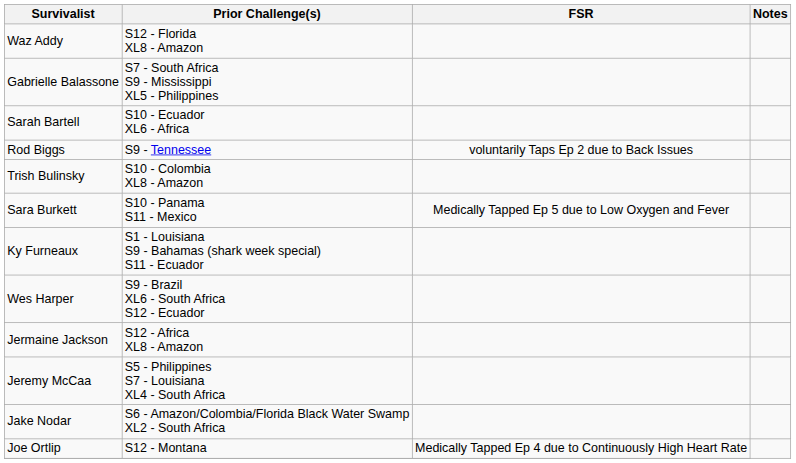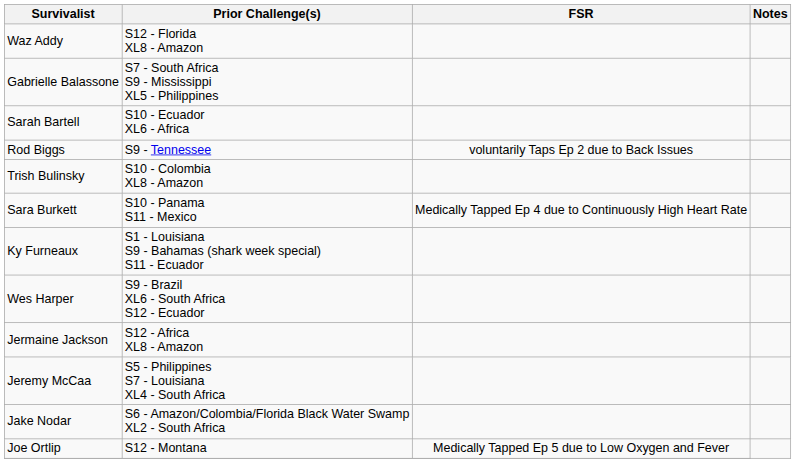(581, 210) Medically Tapped Ep 5 due to Low Oxygen and Fever -> (581, 210) Medically Tapped Ep 4 due to Continuously High Heart Rate
(581, 448) Medically Tapped Ep 4 due to Continuously High Heart Rate -> (581, 448) Medically Tapped Ep 5 due to Low Oxygen and Fever
